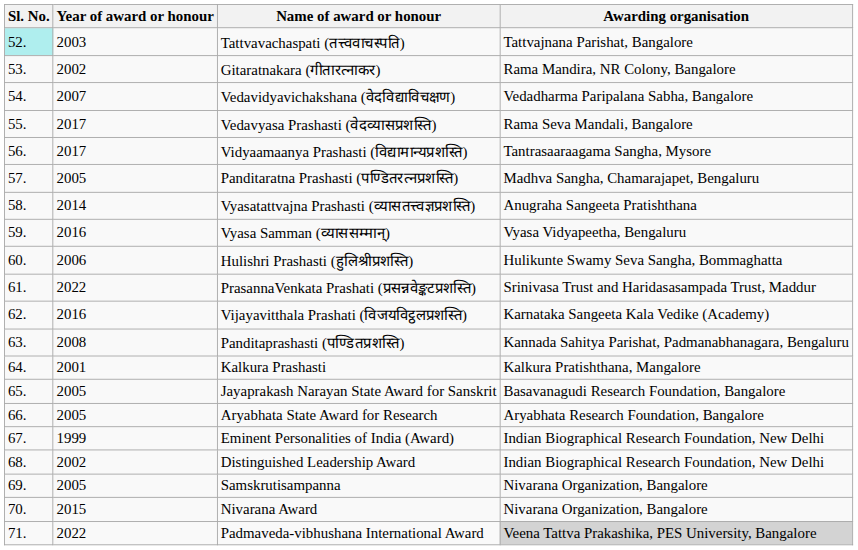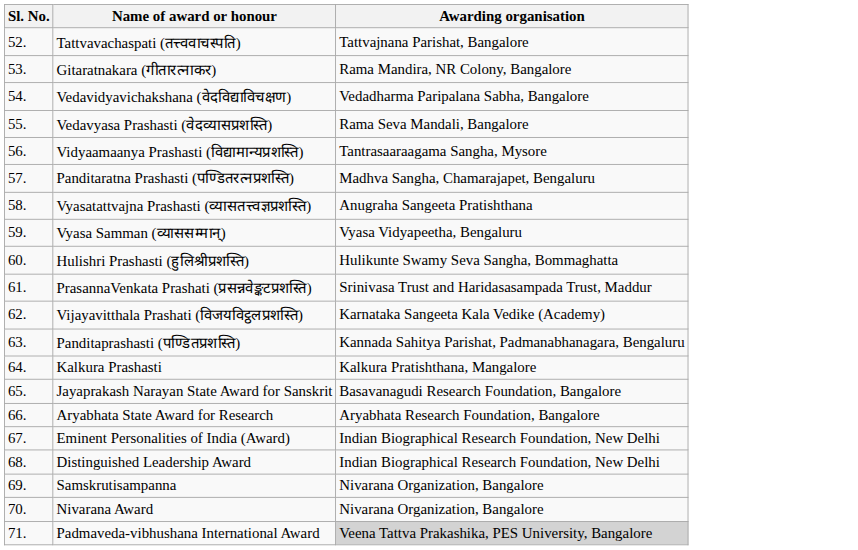- column: (135, 16)
(17, 41) paleturquoise background -> (17, 41) no background
